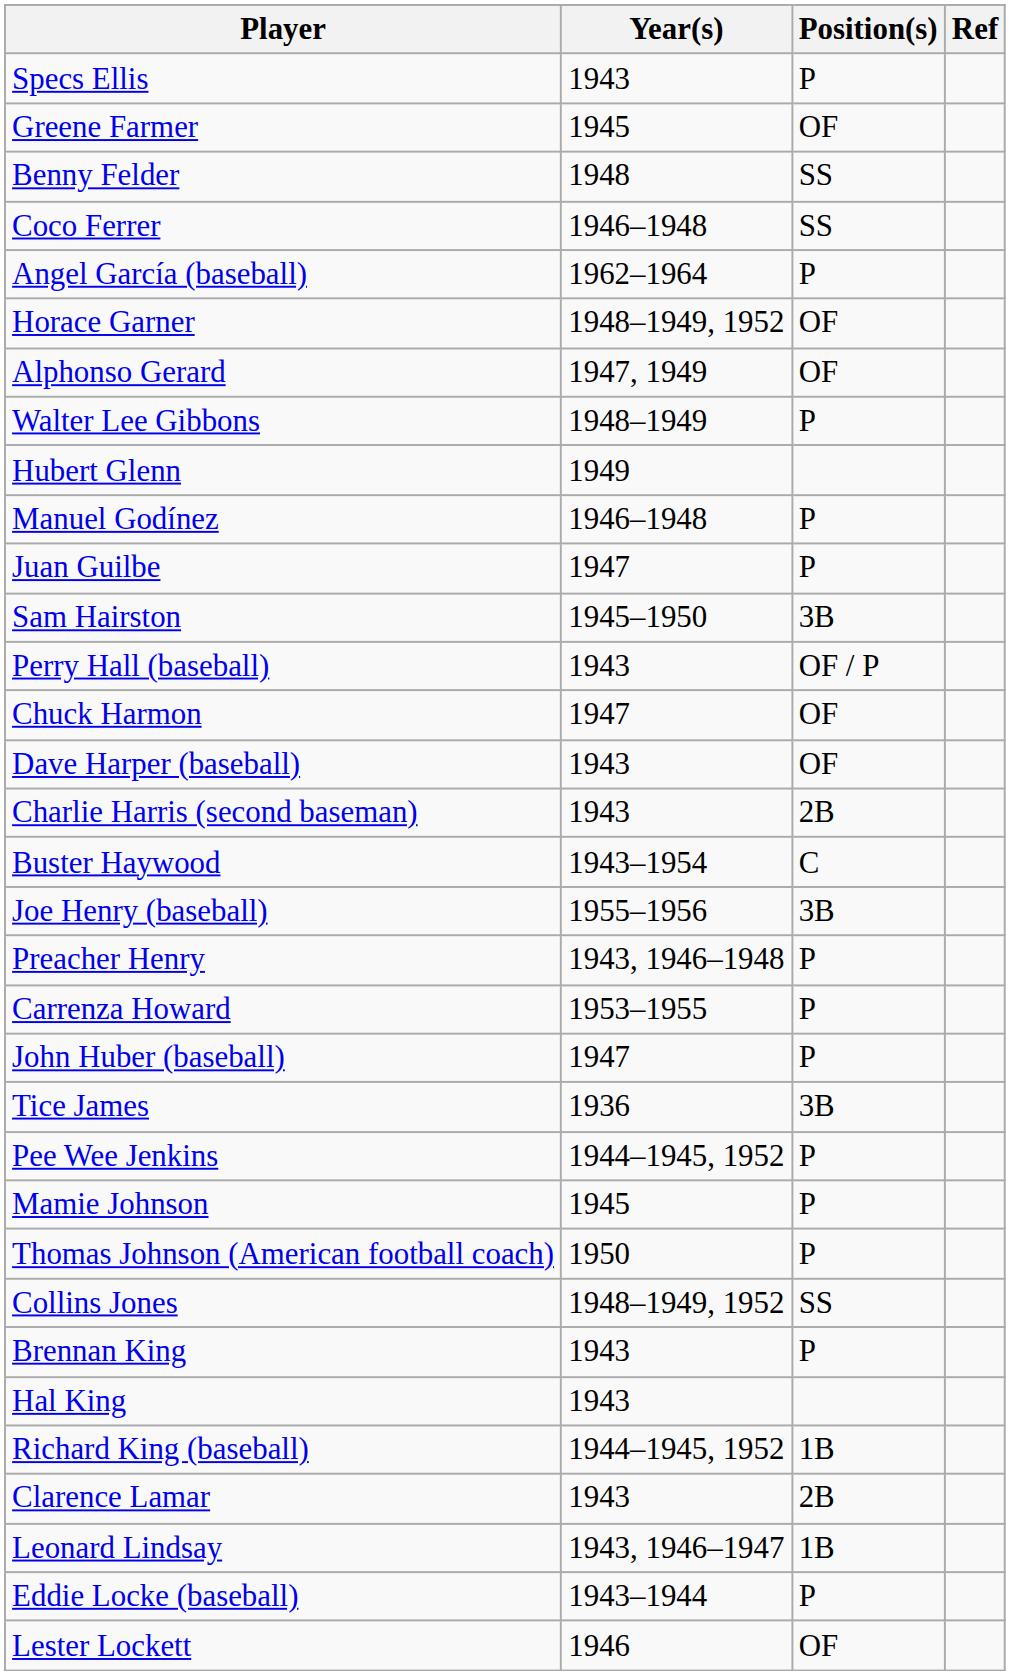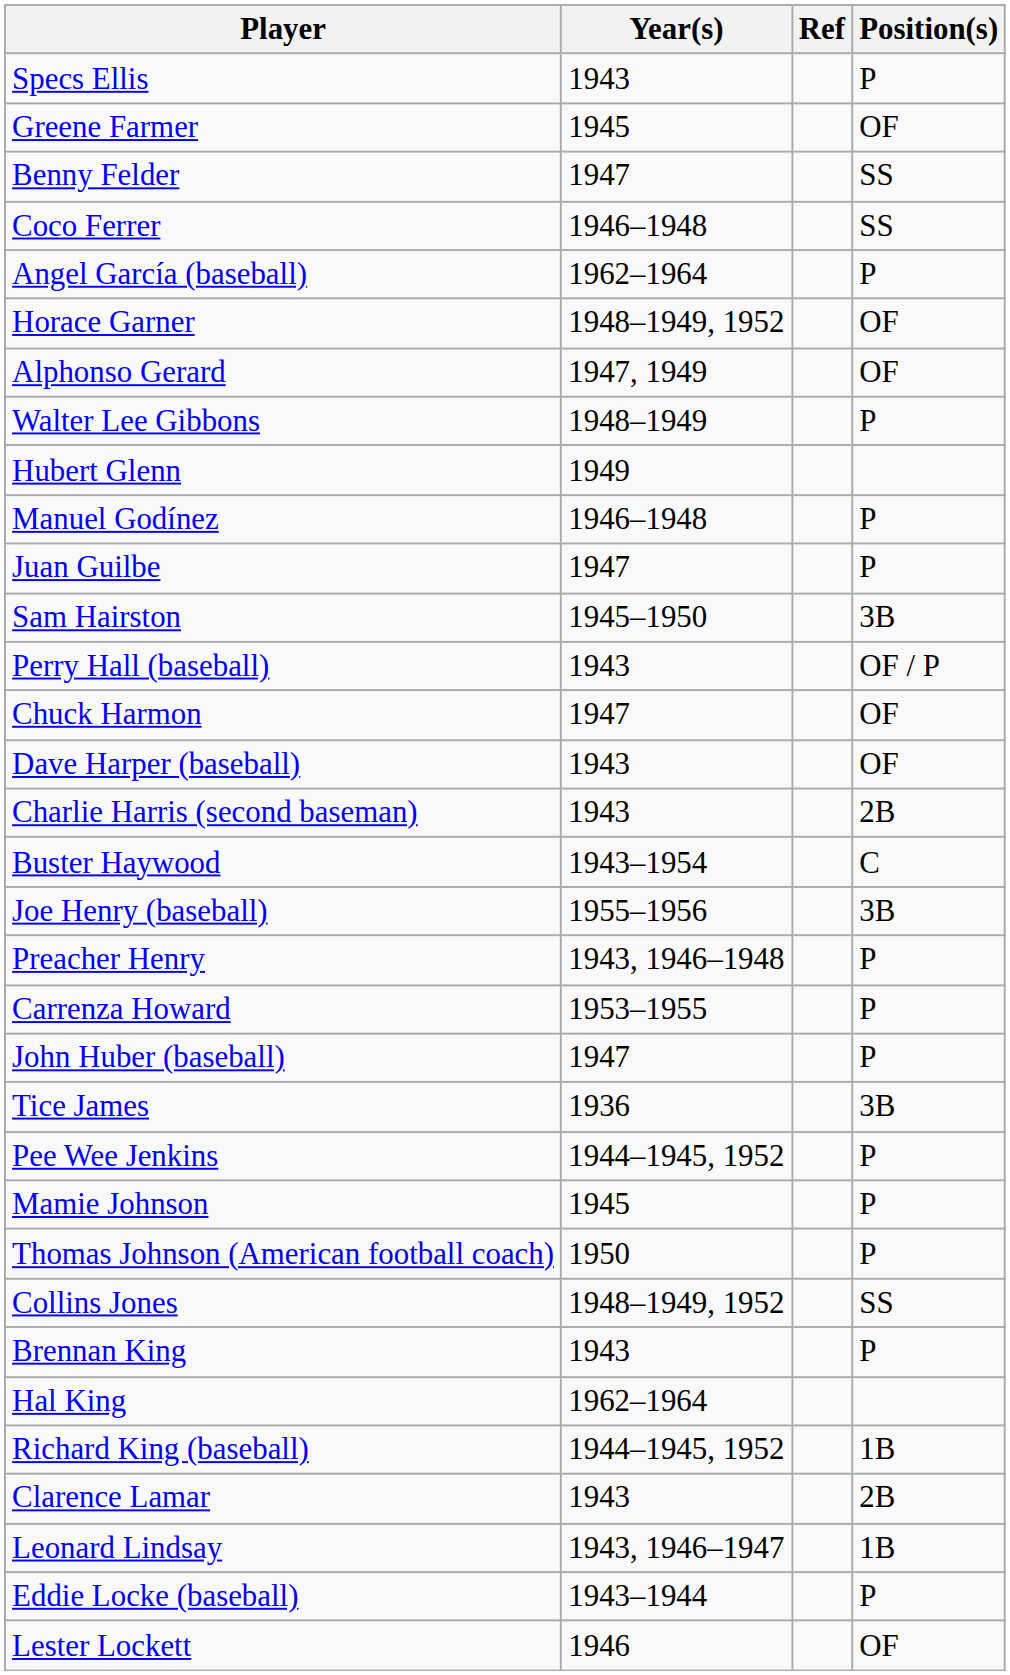columns swapped: (868, 28) <-> (975, 28)
(599, 175) 1948 -> (599, 175) 1947
(599, 1400) 1943 -> (638, 1400) 1962–1964
